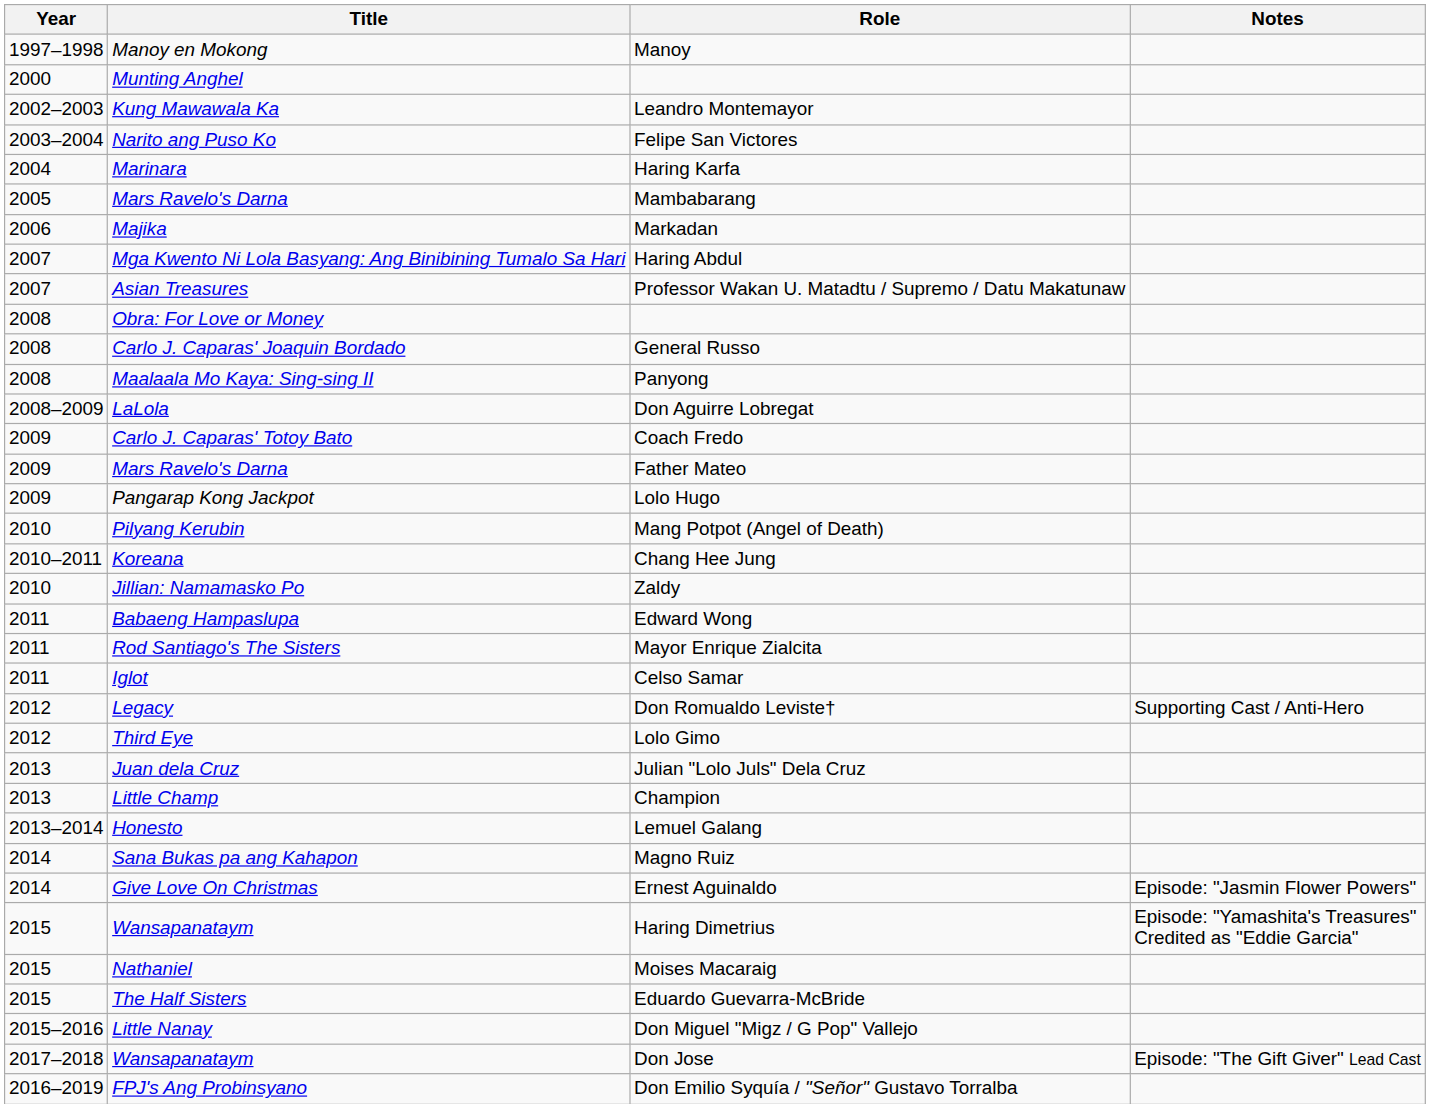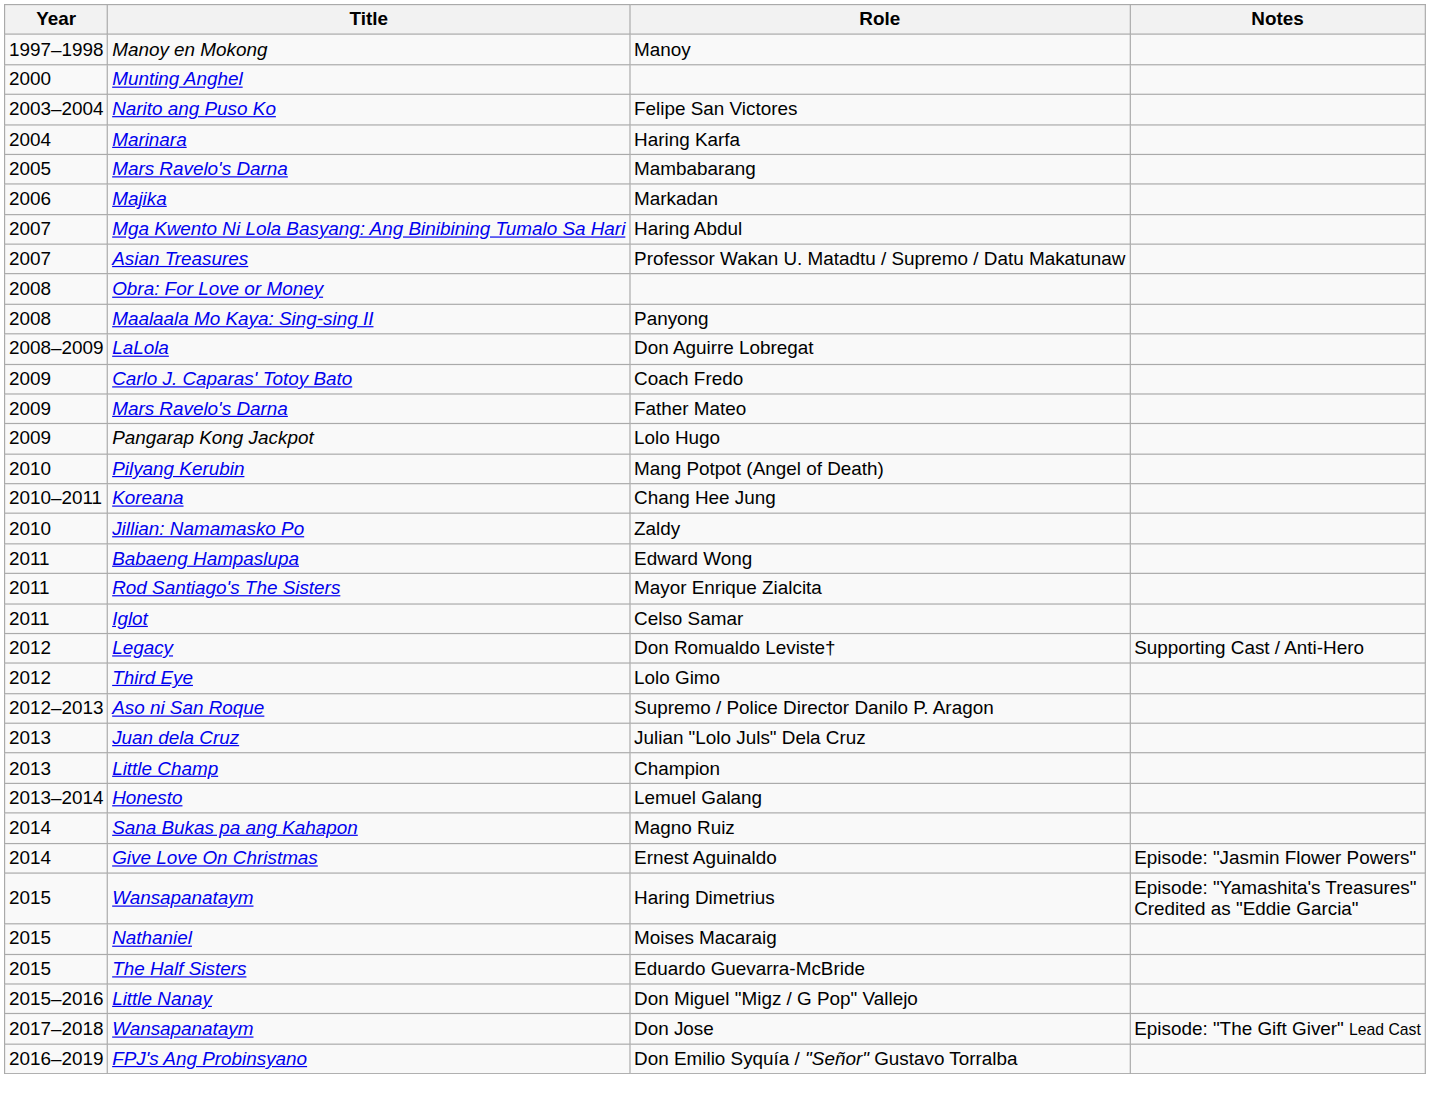- row: (196, 109)
- row: (259, 348)
+ row: (188, 708)
